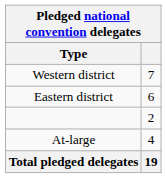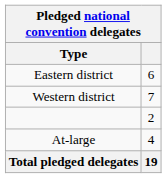rows swapped: (74, 75) <-> (74, 96)
